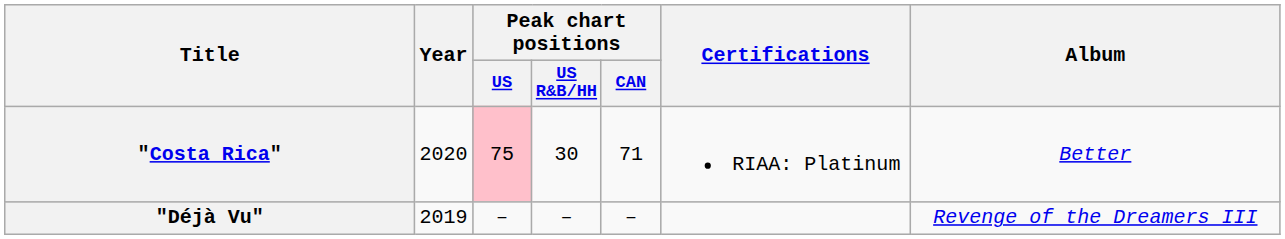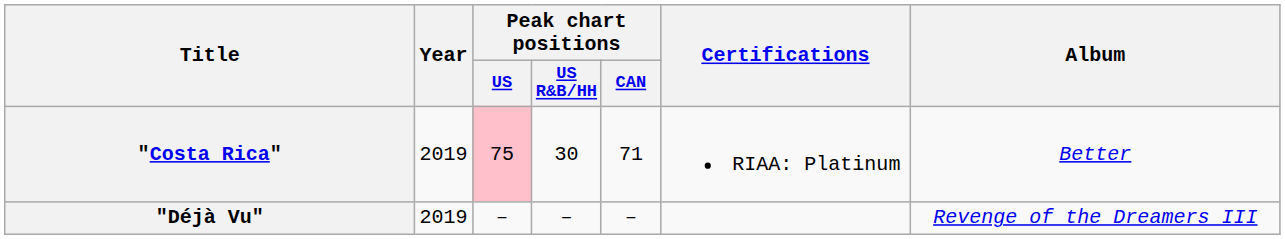(444, 154) 2020 -> (444, 154) 2019
